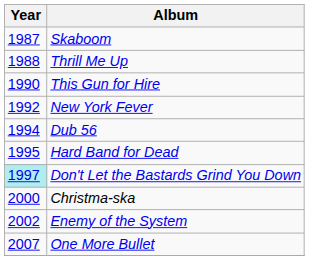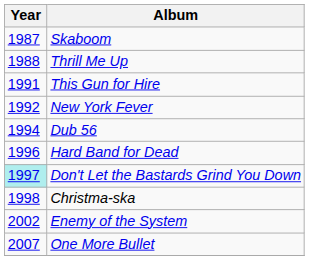(24, 84) 1990 -> (24, 84) 1991
(24, 152) 1995 -> (24, 152) 1996
(24, 198) 2000 -> (24, 198) 1998
